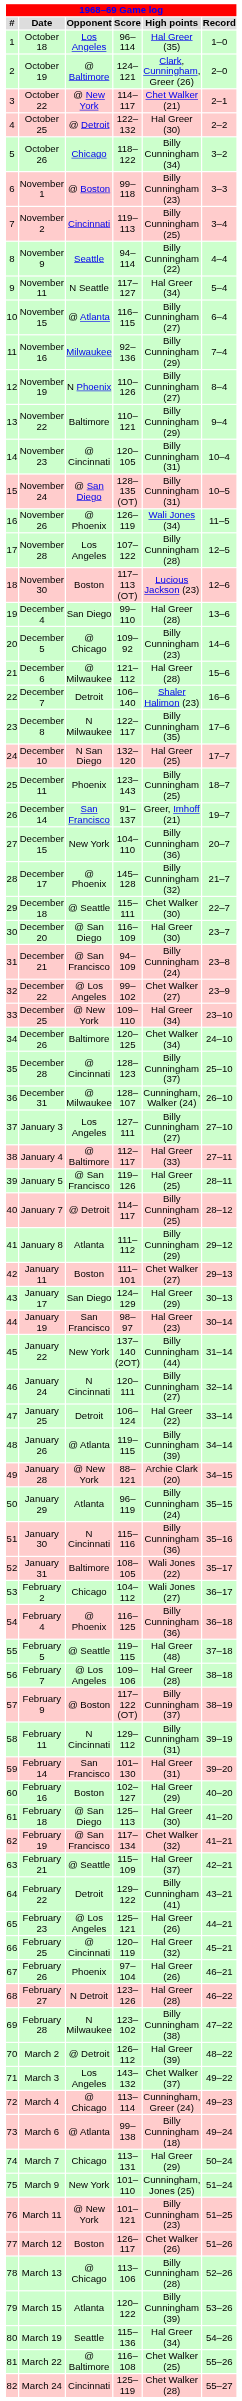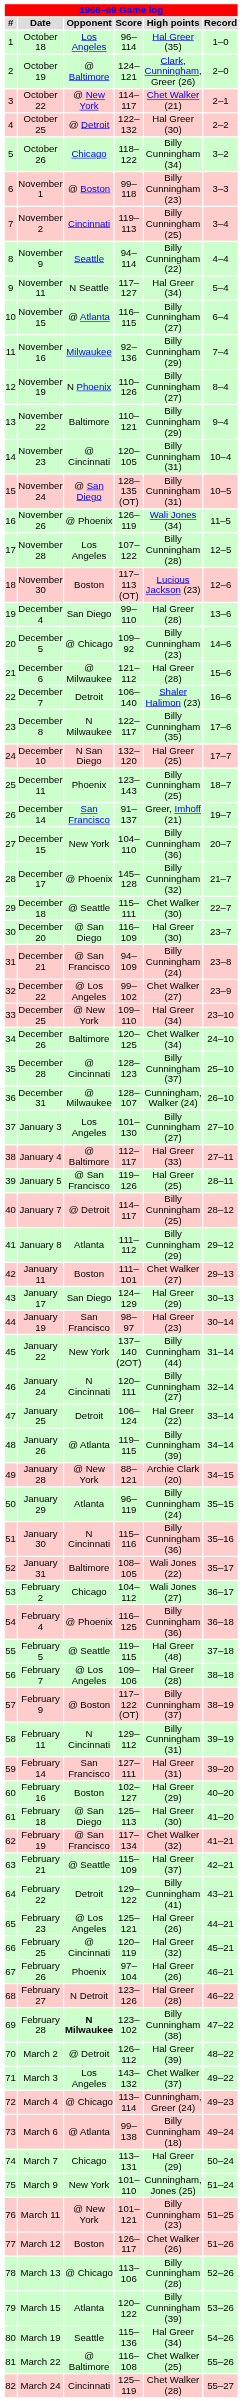(127, 1127) 127–111 -> (129, 1127) 101–130
(127, 1769) 101–130 -> (129, 1769) 127–111
(89, 2025) normal -> (89, 2025) bold
